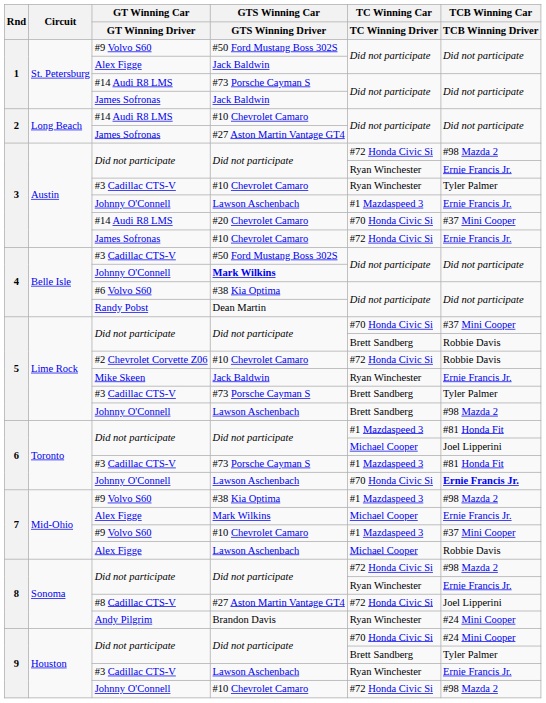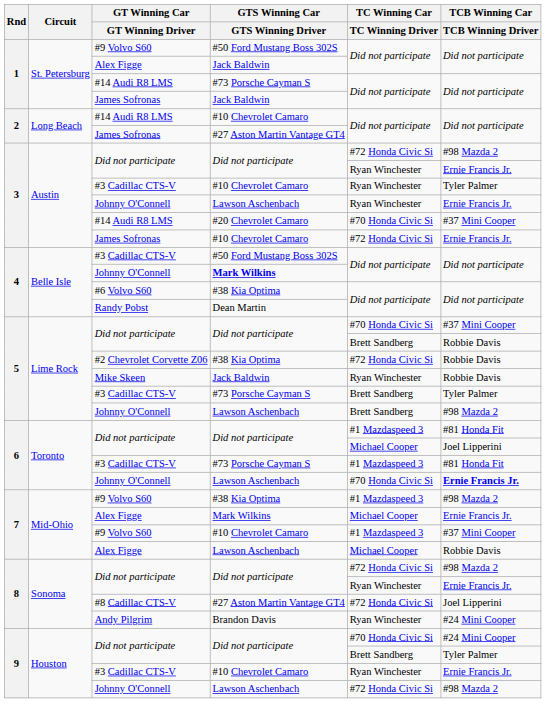(387, 204) #1 Mazdaspeed 3 -> (386, 204) Ryan Winchester
(260, 360) #10 Chevrolet Camaro -> (246, 360) #38 Kia Optima
(477, 377) Ernie Francis Jr. -> (472, 377) Robbie Davis
(256, 672) Lawson Aschenbach -> (260, 672) #10 Chevrolet Camaro
(260, 689) #10 Chevrolet Camaro -> (256, 689) Lawson Aschenbach
